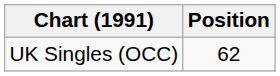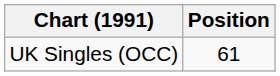(229, 53) 62 -> (229, 53) 61
